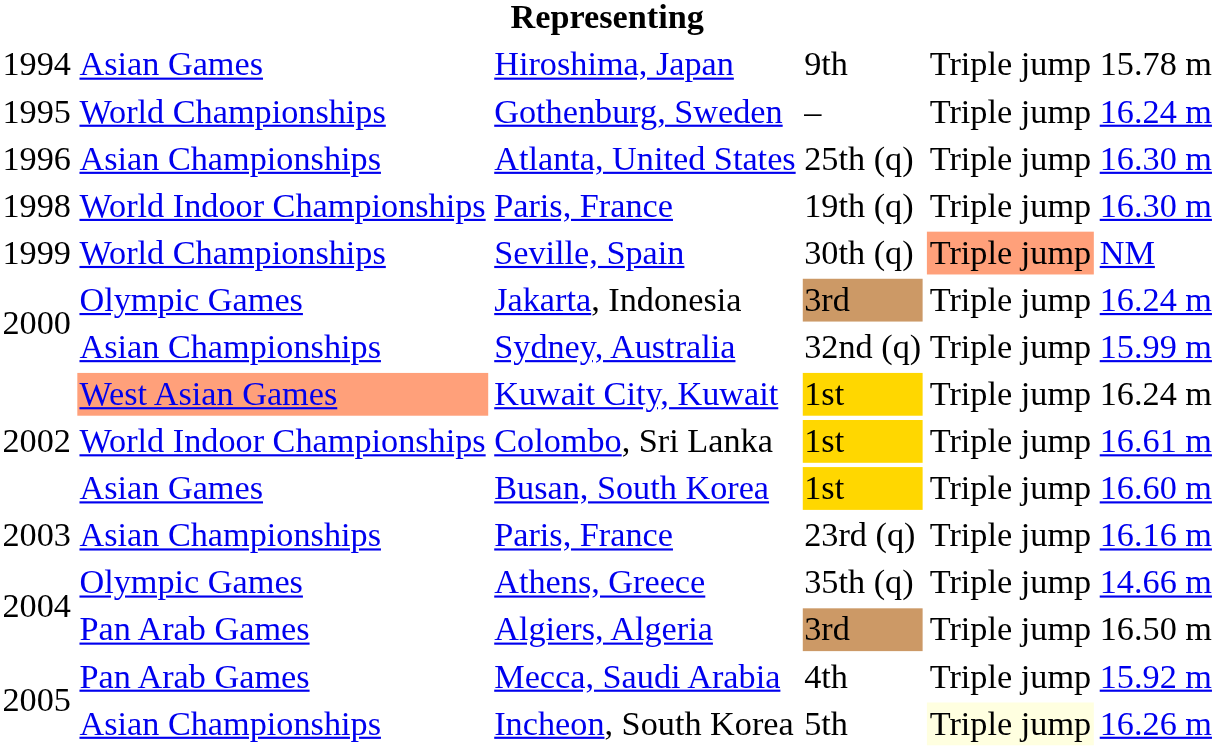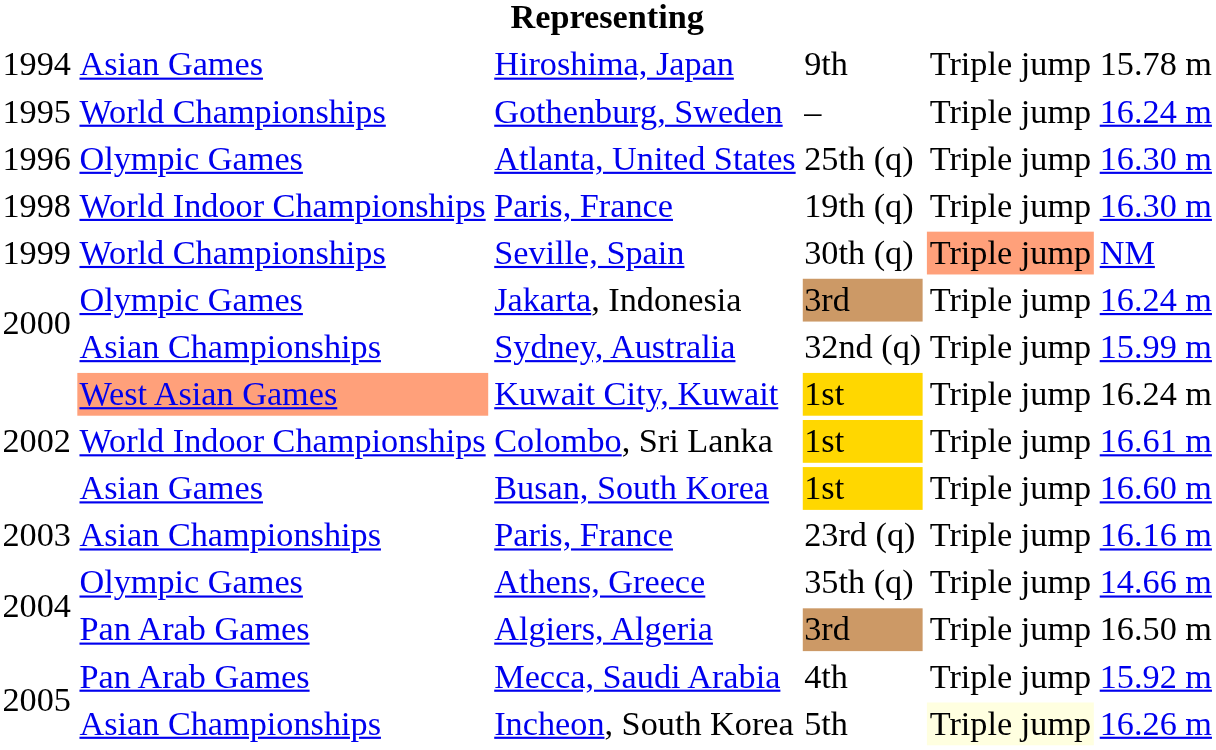(230, 158) Asian Championships -> (191, 158) Olympic Games
